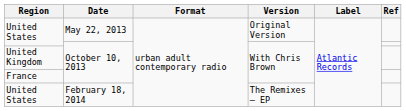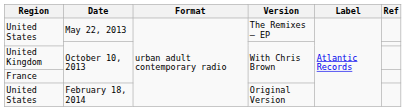(270, 30) Original Version -> (278, 30) The Remixes – EP
(278, 95) The Remixes – EP -> (270, 95) Original Version
